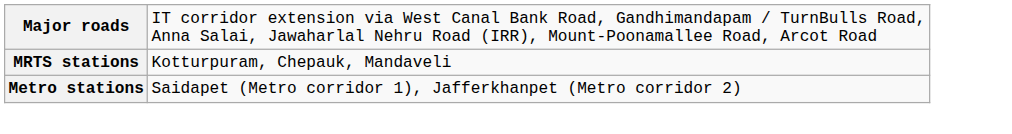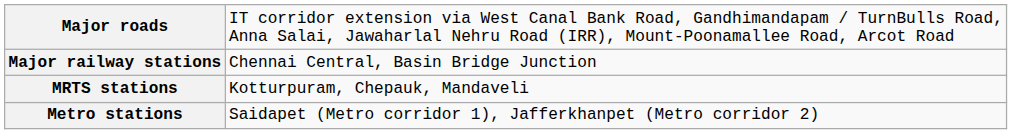+ row: (115, 63)
